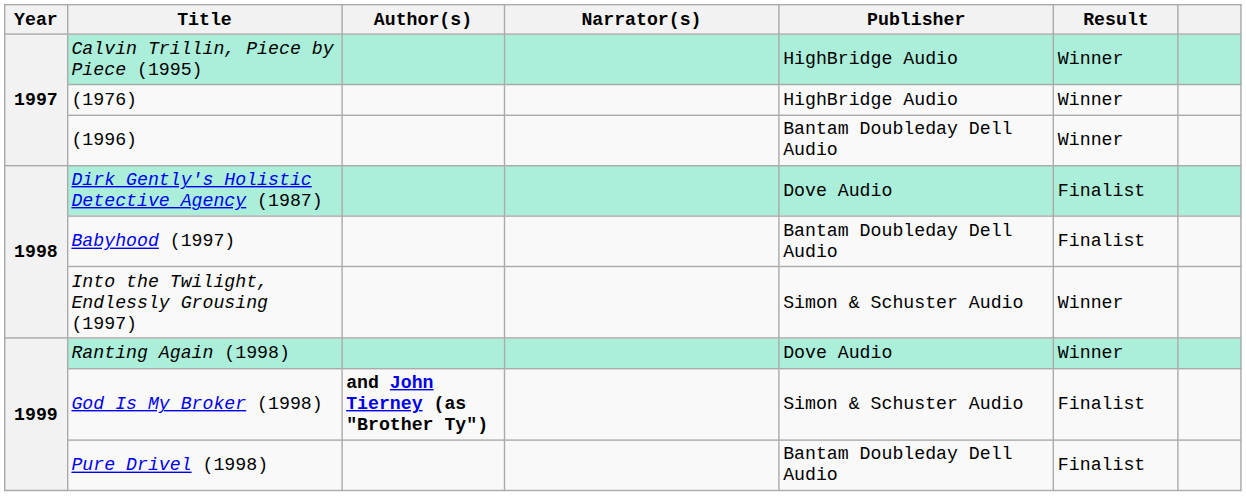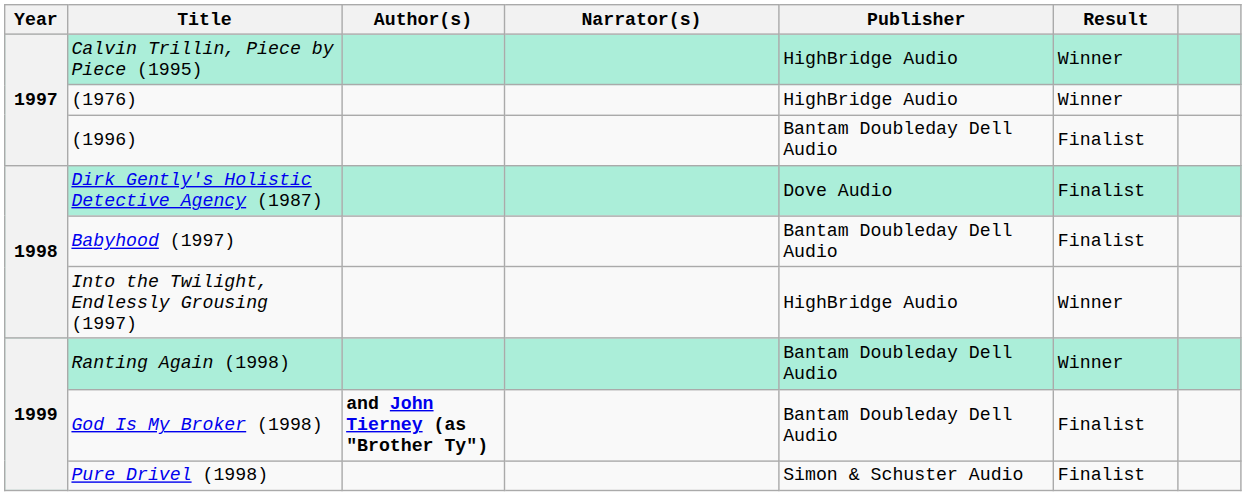(1091, 140) Winner -> (1102, 140) Finalist
(903, 303) Simon & Schuster Audio -> (871, 303) HighBridge Audio
(838, 353) Dove Audio -> (898, 364) Bantam Doubleday Dell Audio
(903, 404) Simon & Schuster Audio -> (898, 425) Bantam Doubleday Dell Audio
(898, 465) Bantam Doubleday Dell Audio -> (903, 475) Simon & Schuster Audio
